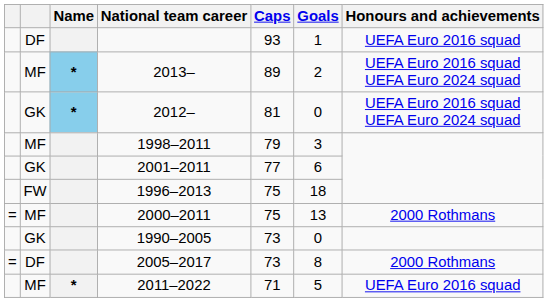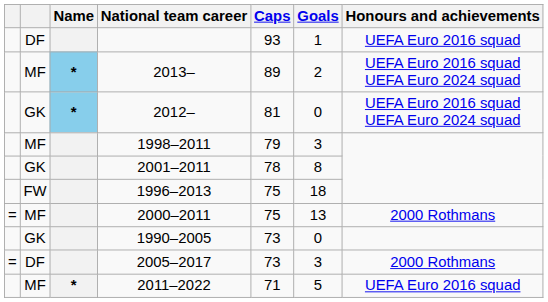(272, 167) 77 -> (272, 167) 78
(318, 167) 6 -> (318, 167) 8
(318, 262) 8 -> (318, 262) 3
